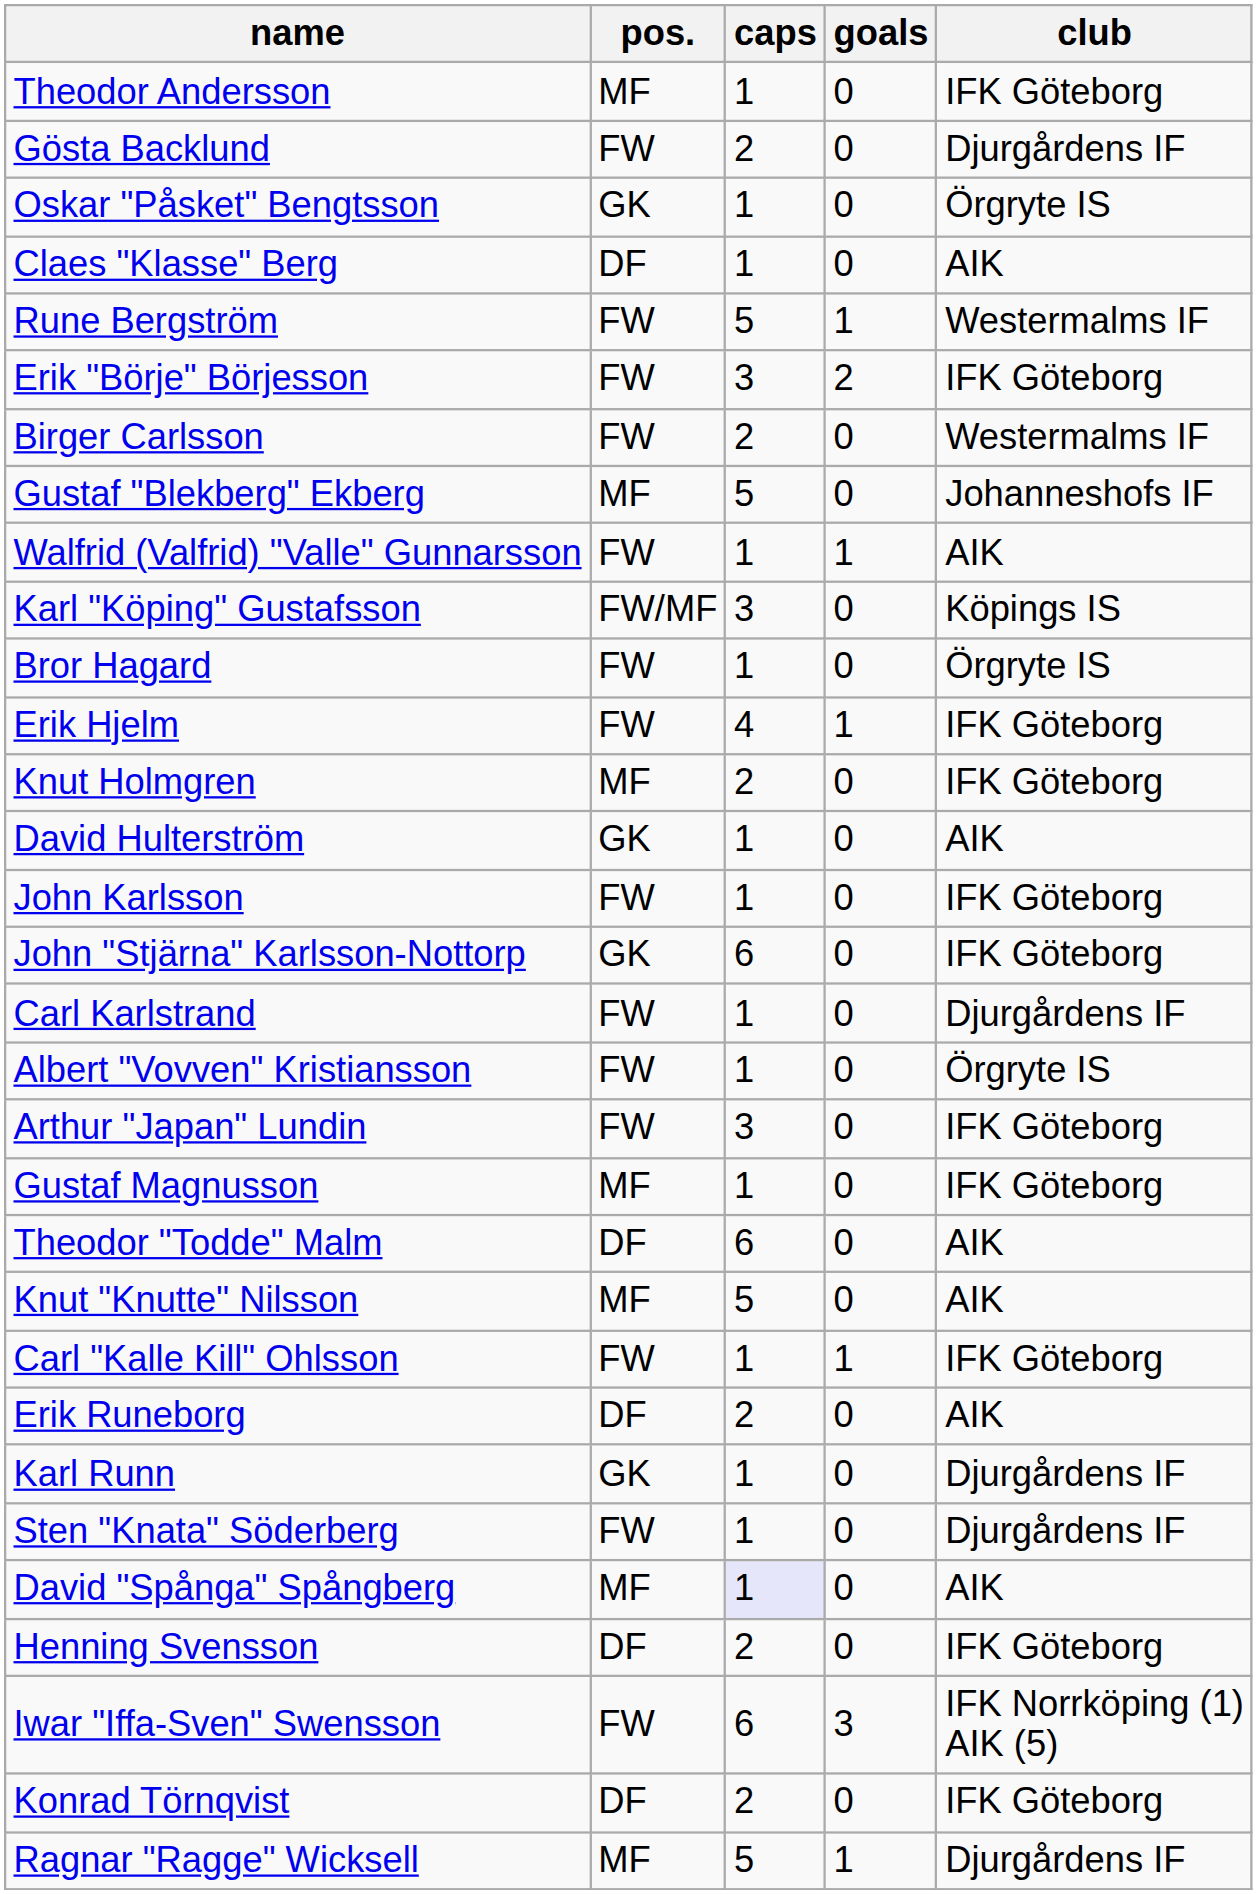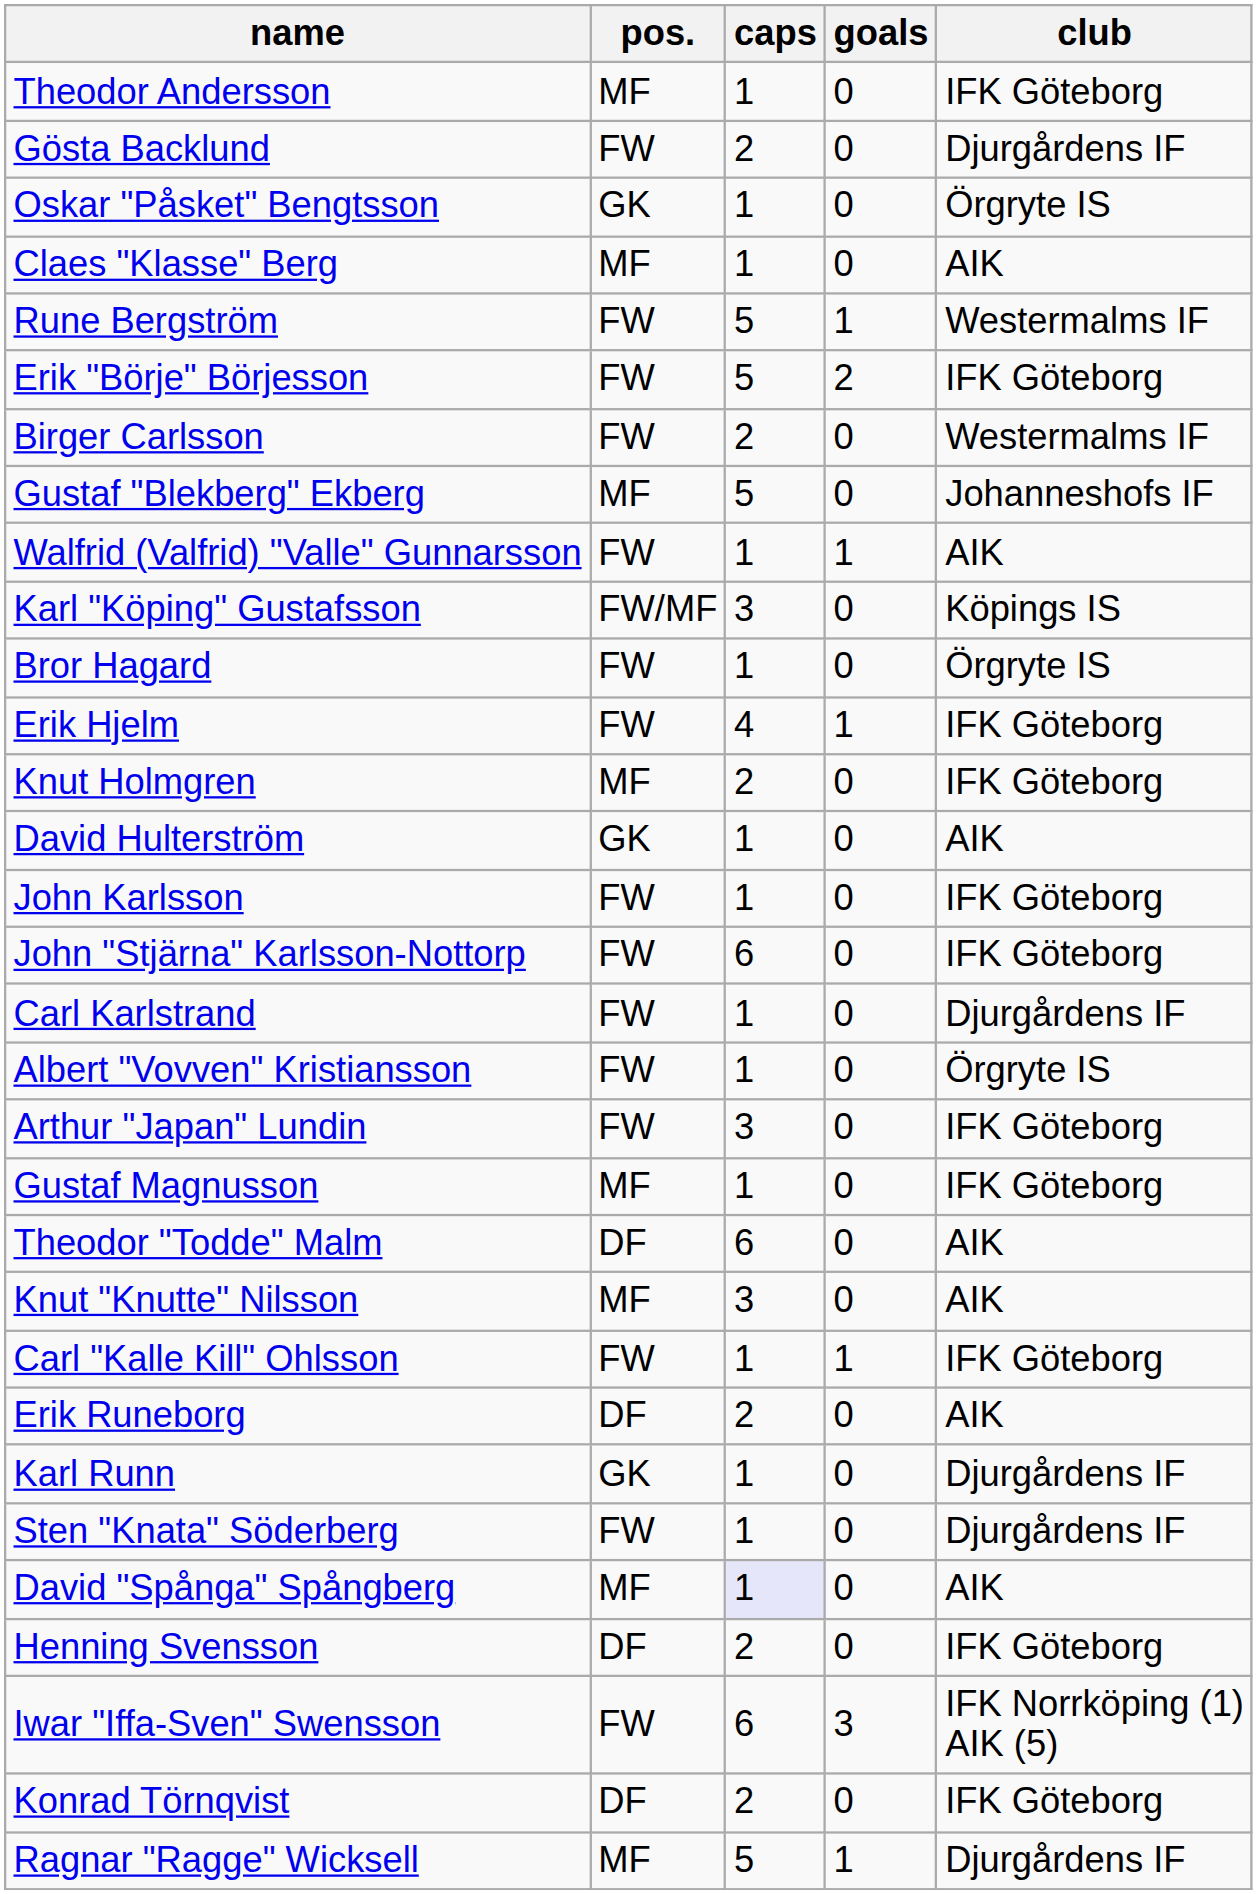(623, 263) DF -> (625, 263) MF
(744, 378) 3 -> (744, 378) 5
(625, 954) GK -> (627, 954) FW
(744, 1300) 5 -> (744, 1300) 3
